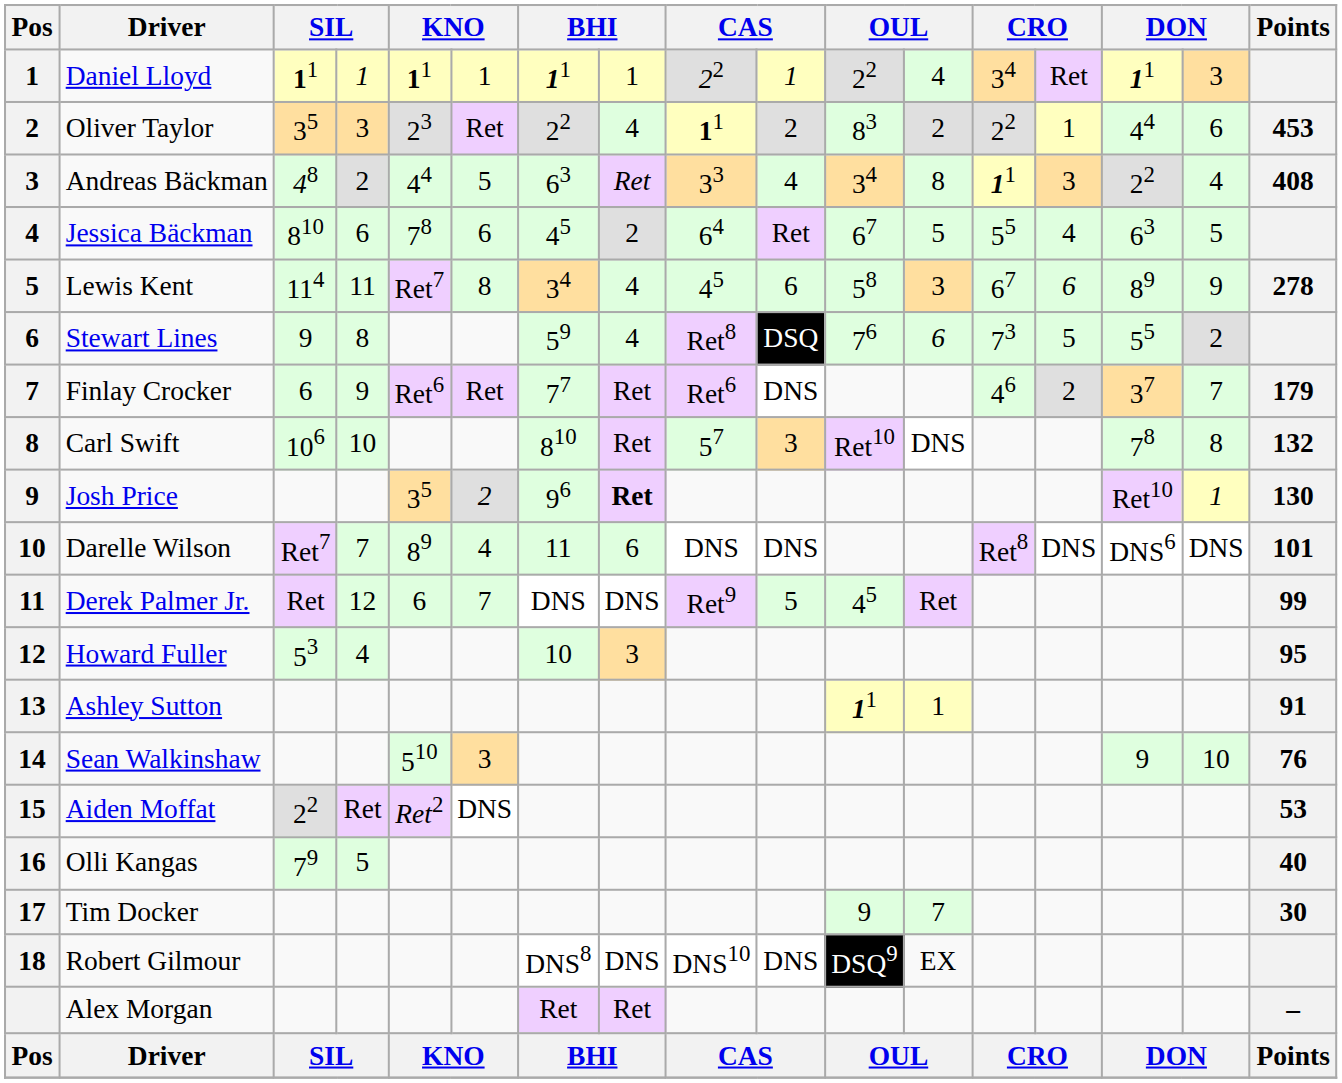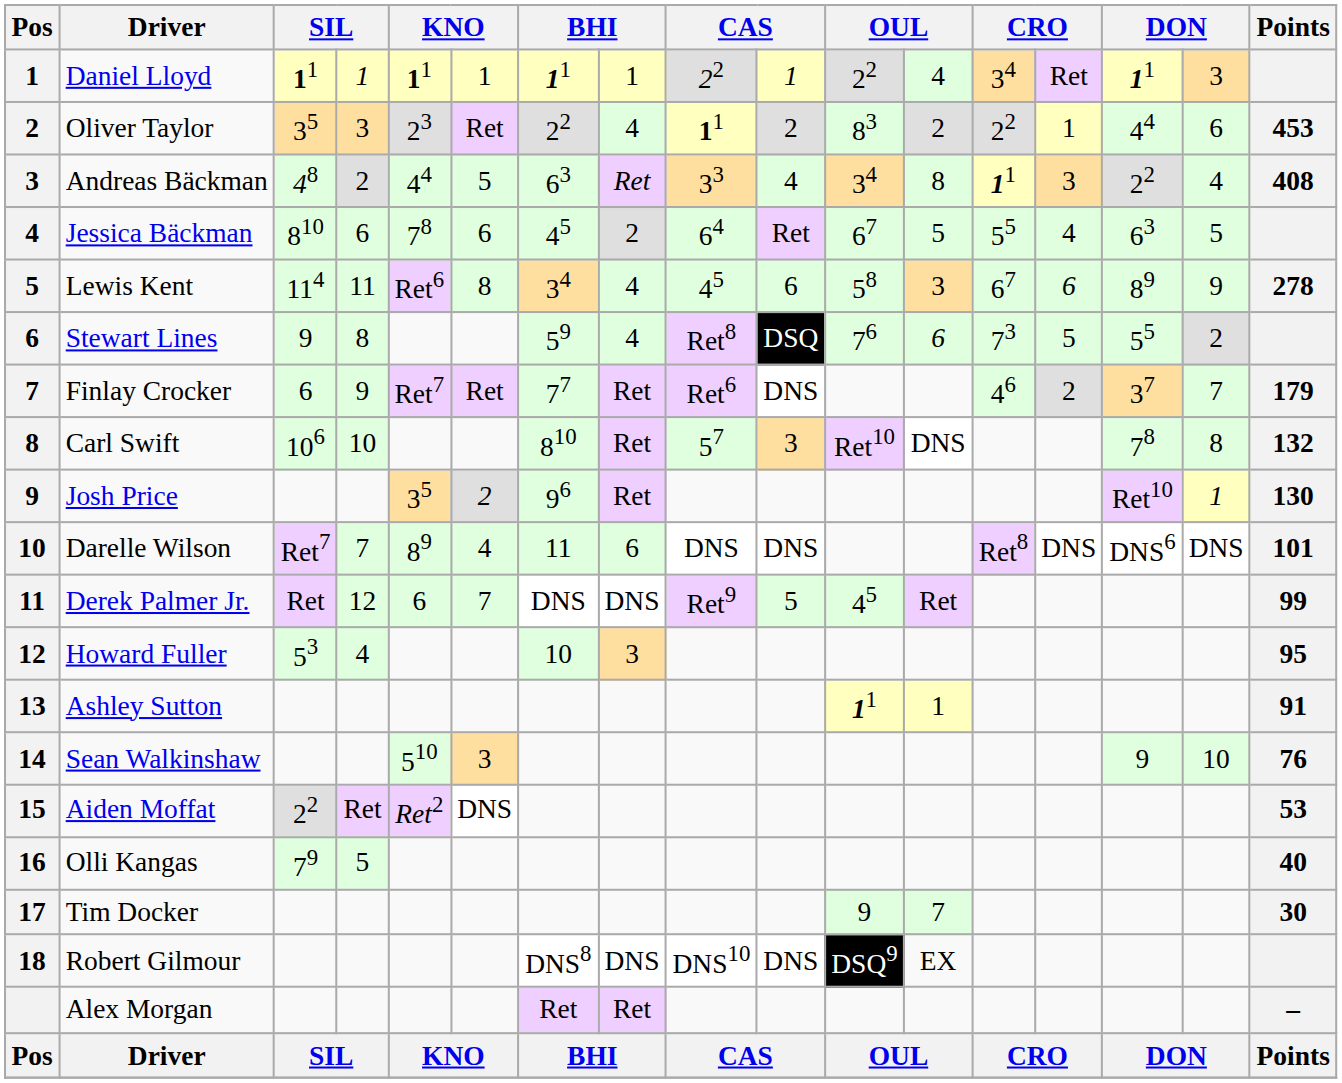(419, 285) Ret7 -> (419, 285) Ret6
(419, 390) Ret6 -> (419, 390) Ret7
(632, 495) bold -> (632, 495) normal
